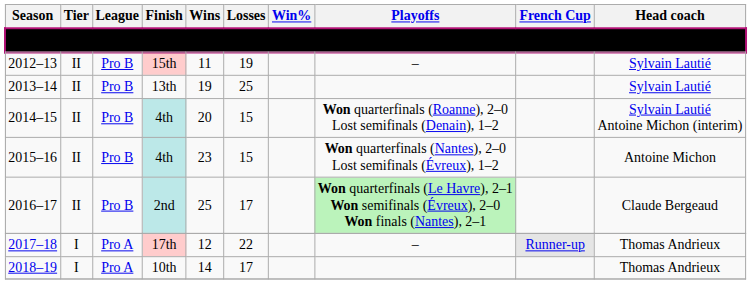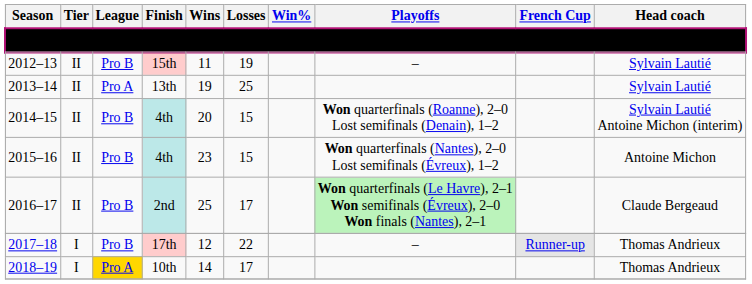(117, 86) Pro B -> (117, 86) Pro A
(117, 245) Pro A -> (117, 245) Pro B
(117, 268) no background -> (117, 268) gold background
